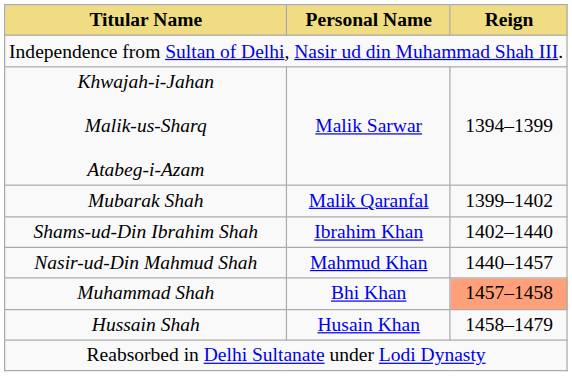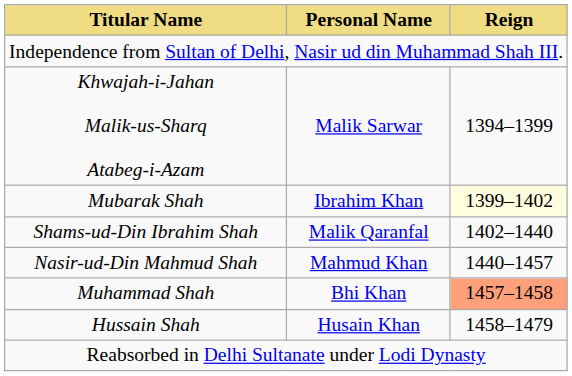(369, 200) Malik Qaranfal -> (369, 200) Ibrahim Khan
(509, 200) no background -> (509, 200) lightyellow background
(369, 231) Ibrahim Khan -> (369, 231) Malik Qaranfal
